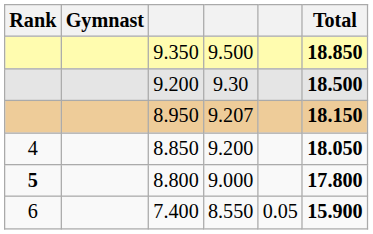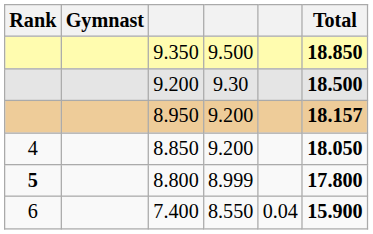(231, 116) 9.207 -> (231, 116) 9.200
(335, 116) 18.150 -> (335, 116) 18.157
(231, 180) 9.000 -> (231, 180) 8.999
(280, 212) 0.05 -> (280, 212) 0.04
